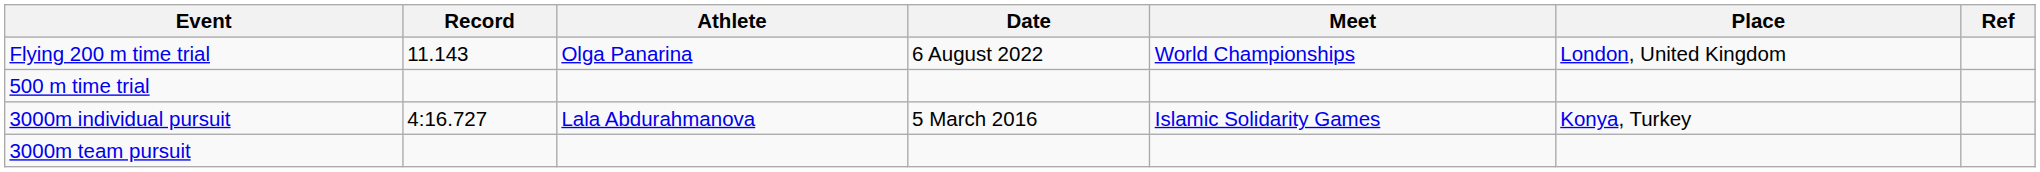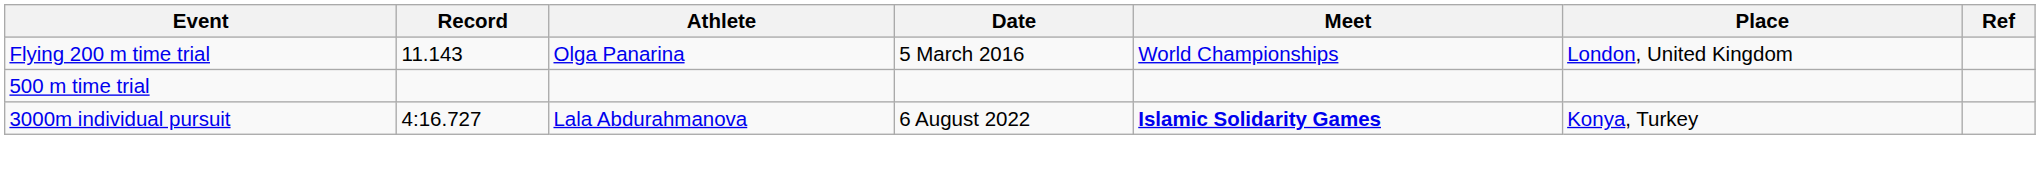(978, 54) 6 August 2022 -> (962, 54) 5 March 2016
(975, 119) 5 March 2016 -> (965, 119) 6 August 2022
(1268, 119) normal -> (1260, 119) bold
- row: (100, 151)
